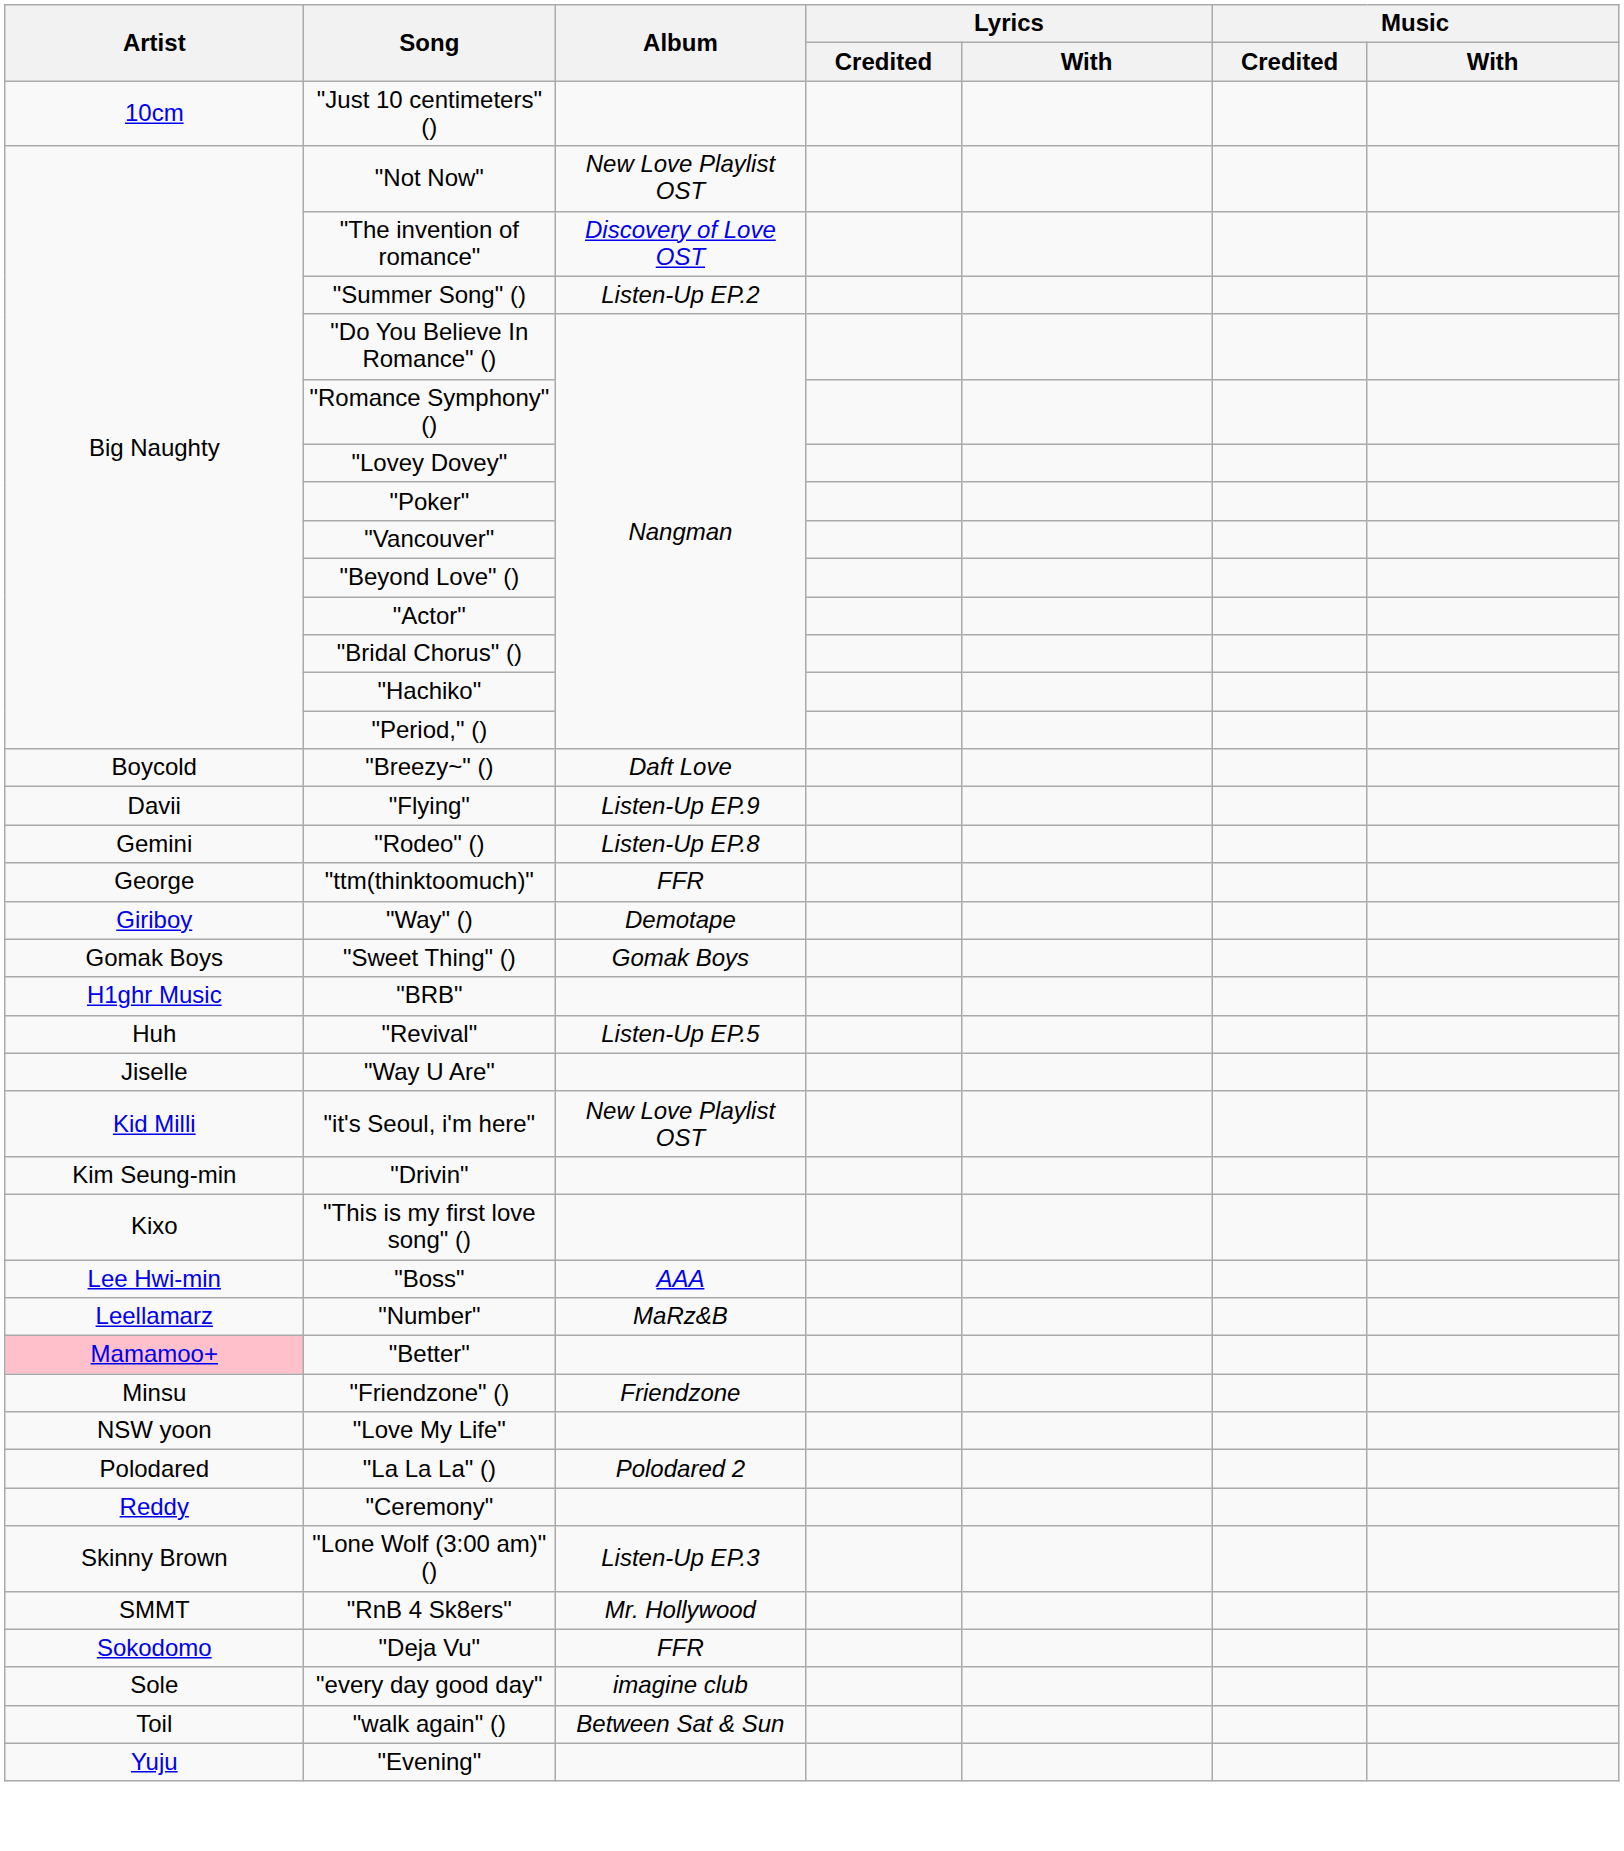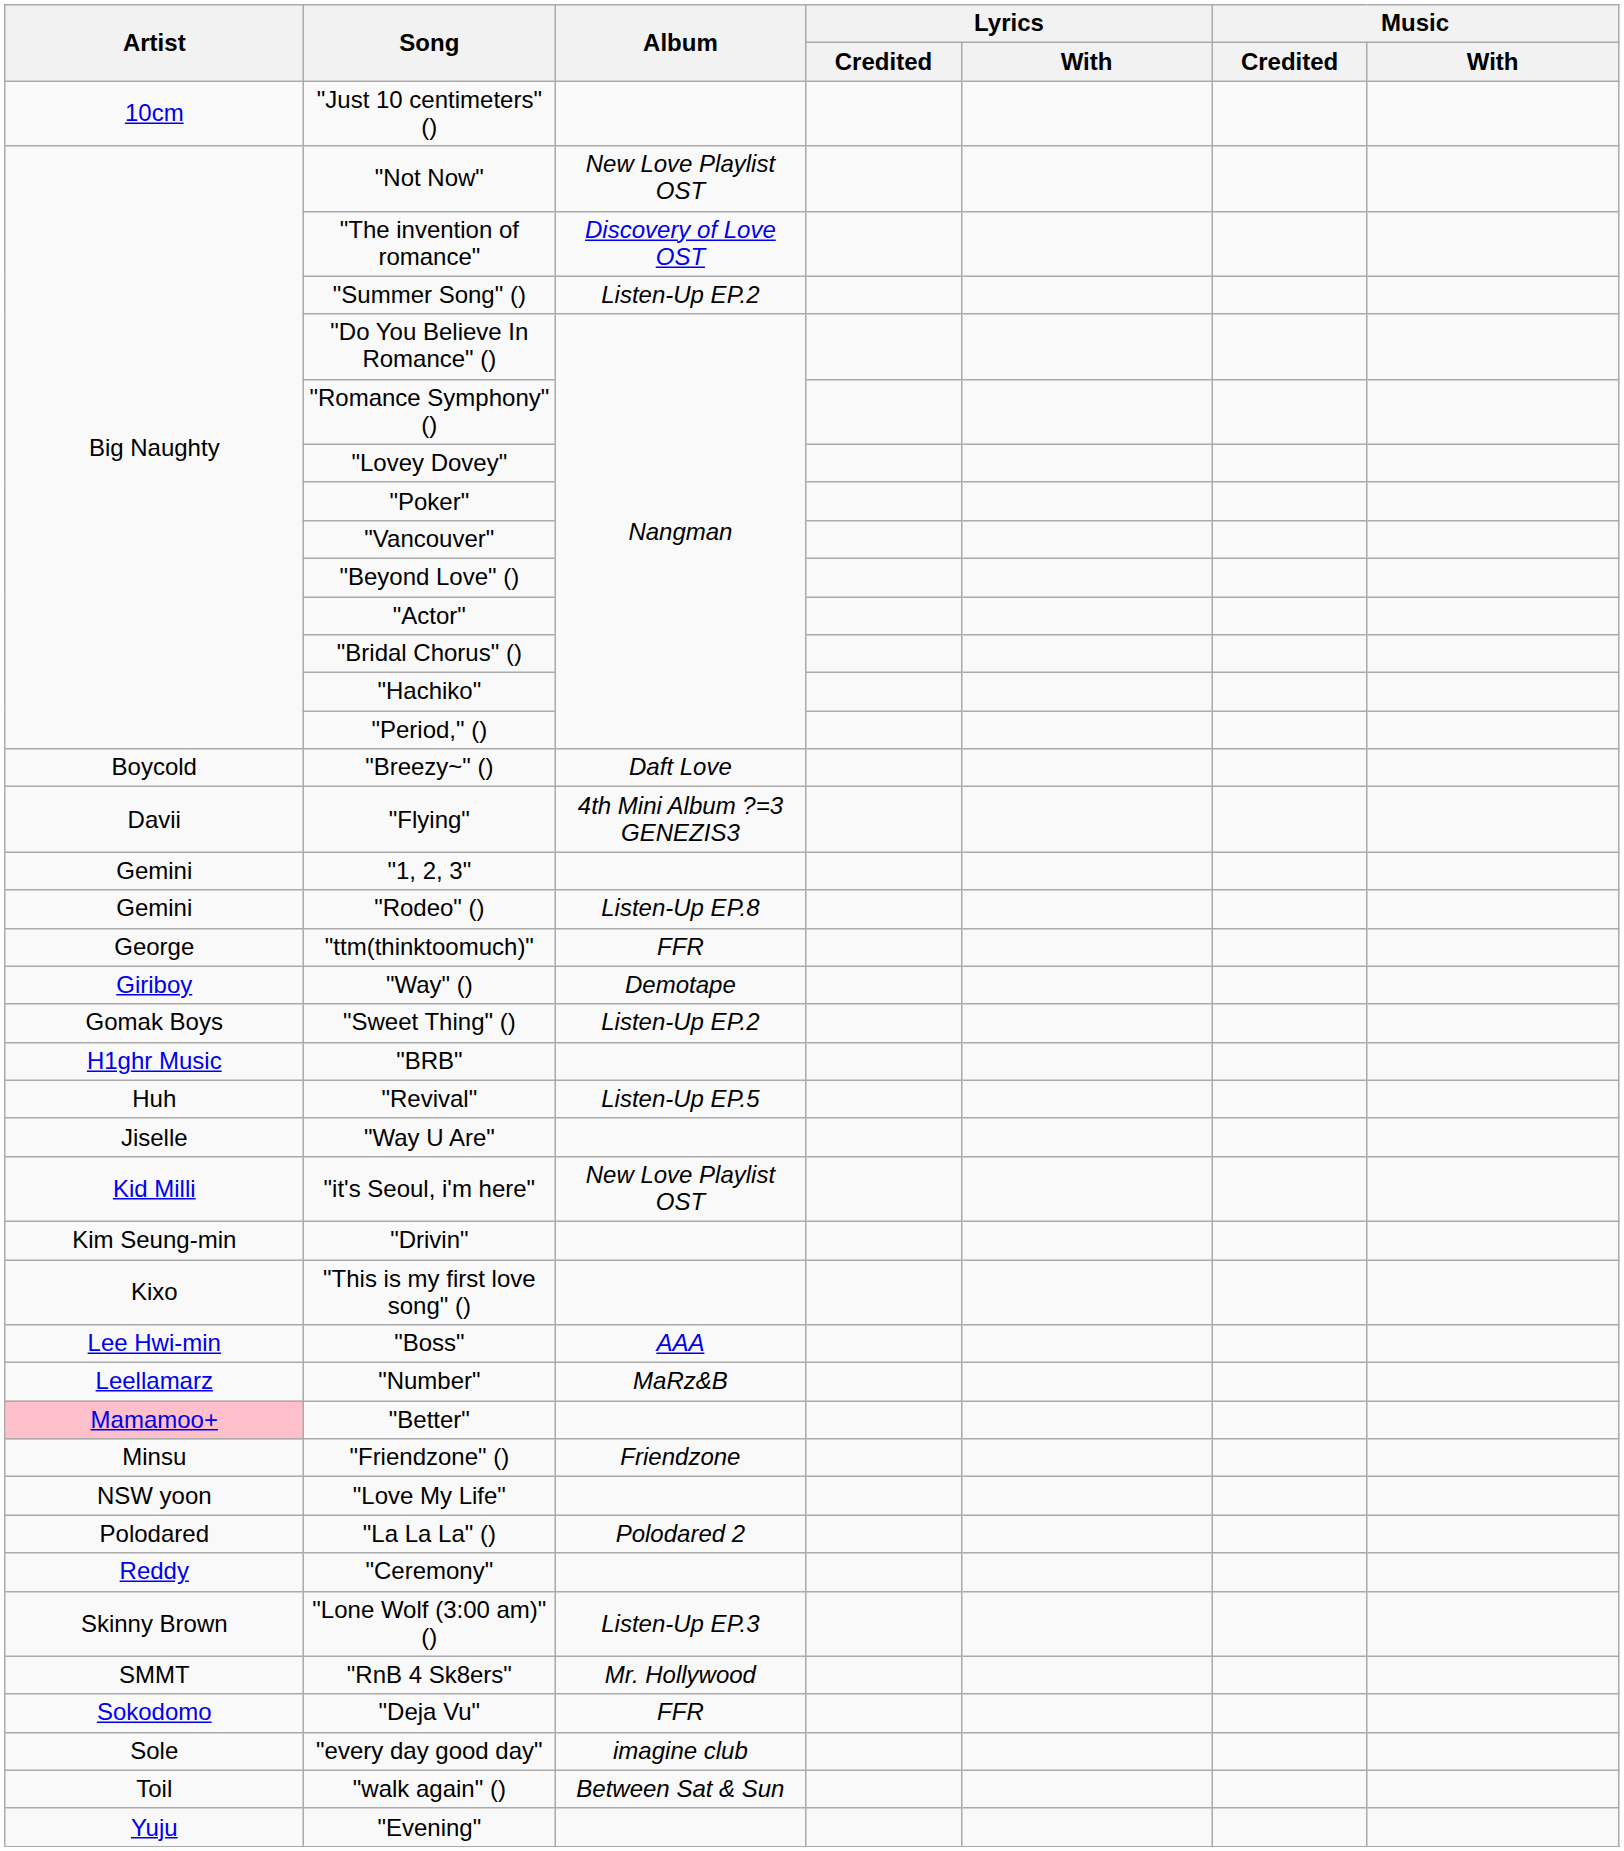(680, 805) Listen-Up EP.9 -> (680, 819) 4th Mini Album ?=3 GENEZIS3
+ row: (429, 870)
(680, 957) Gomak Boys -> (680, 1022) Listen-Up EP.2
